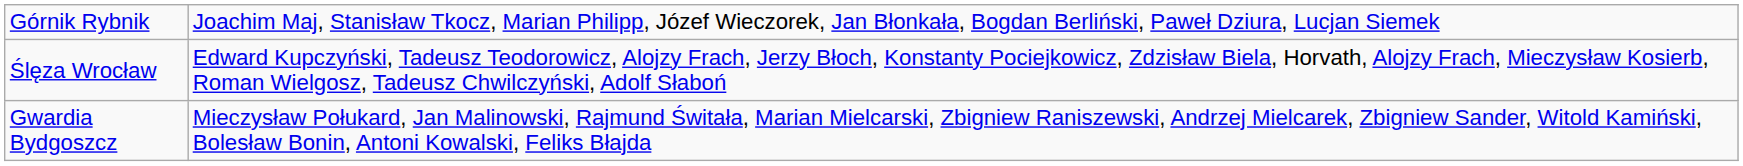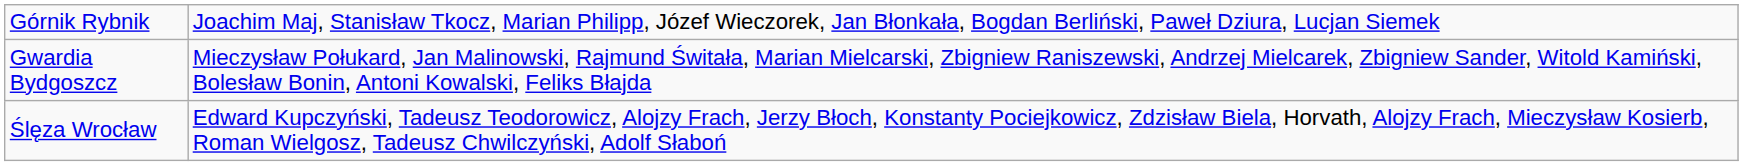rows swapped: (64, 130) <-> (83, 69)
